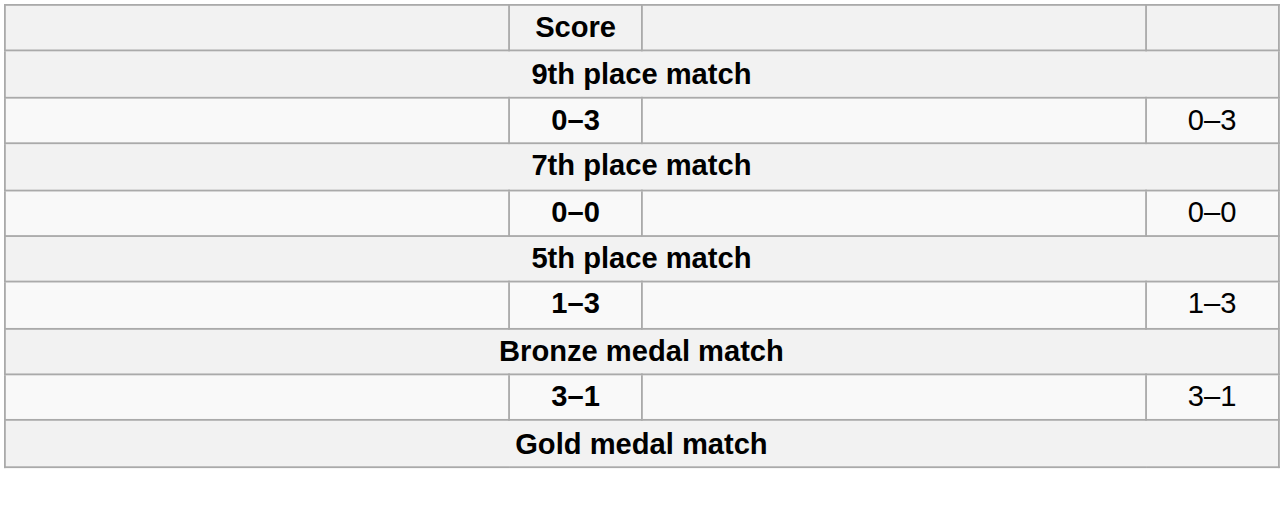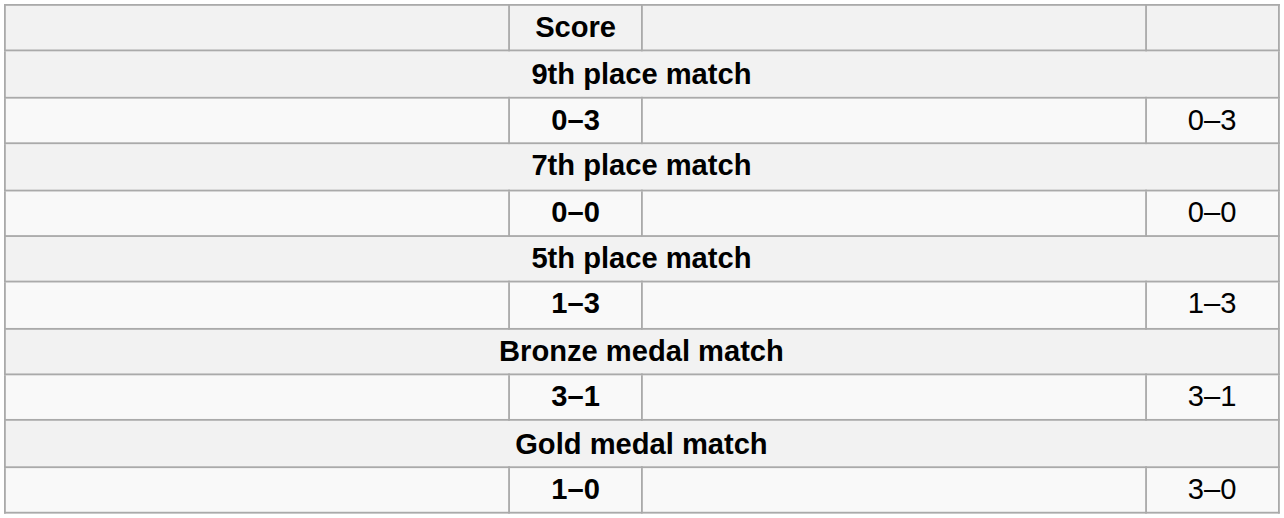+ row: (576, 489)
